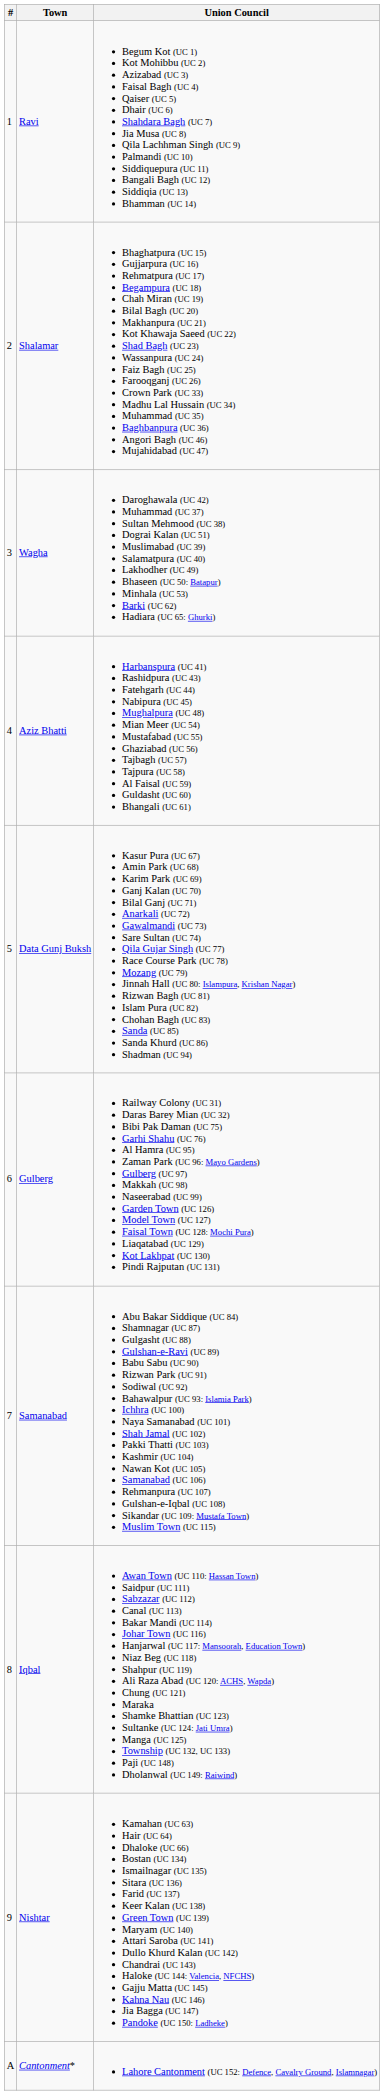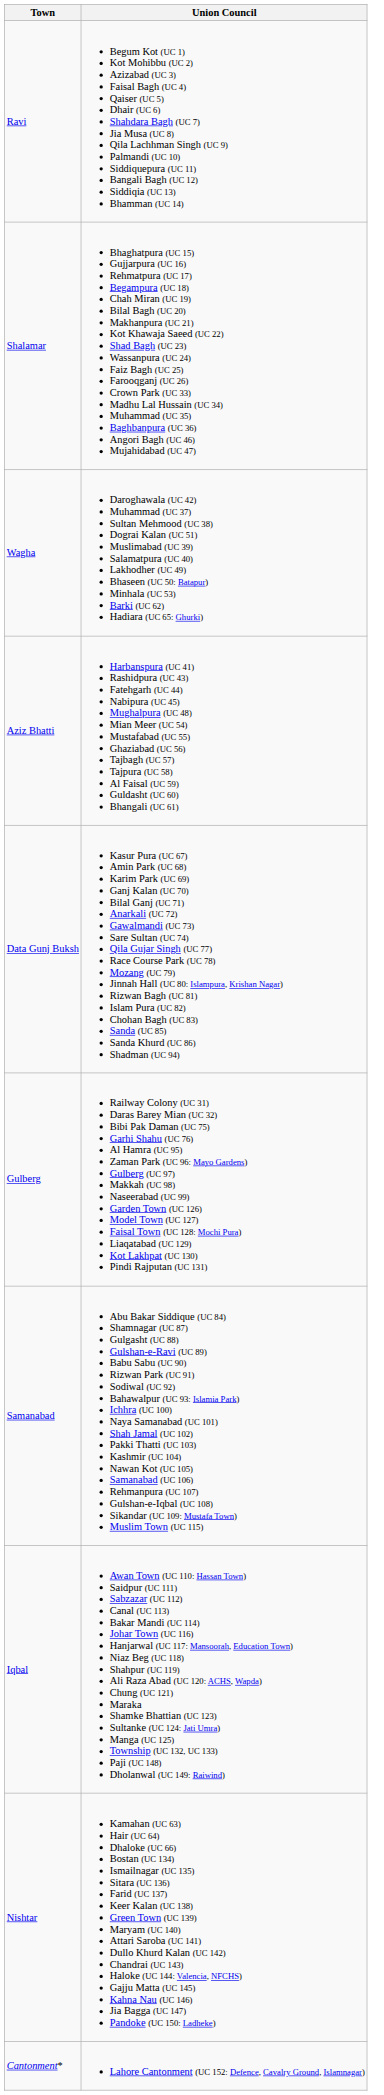- column: (10, 12)
